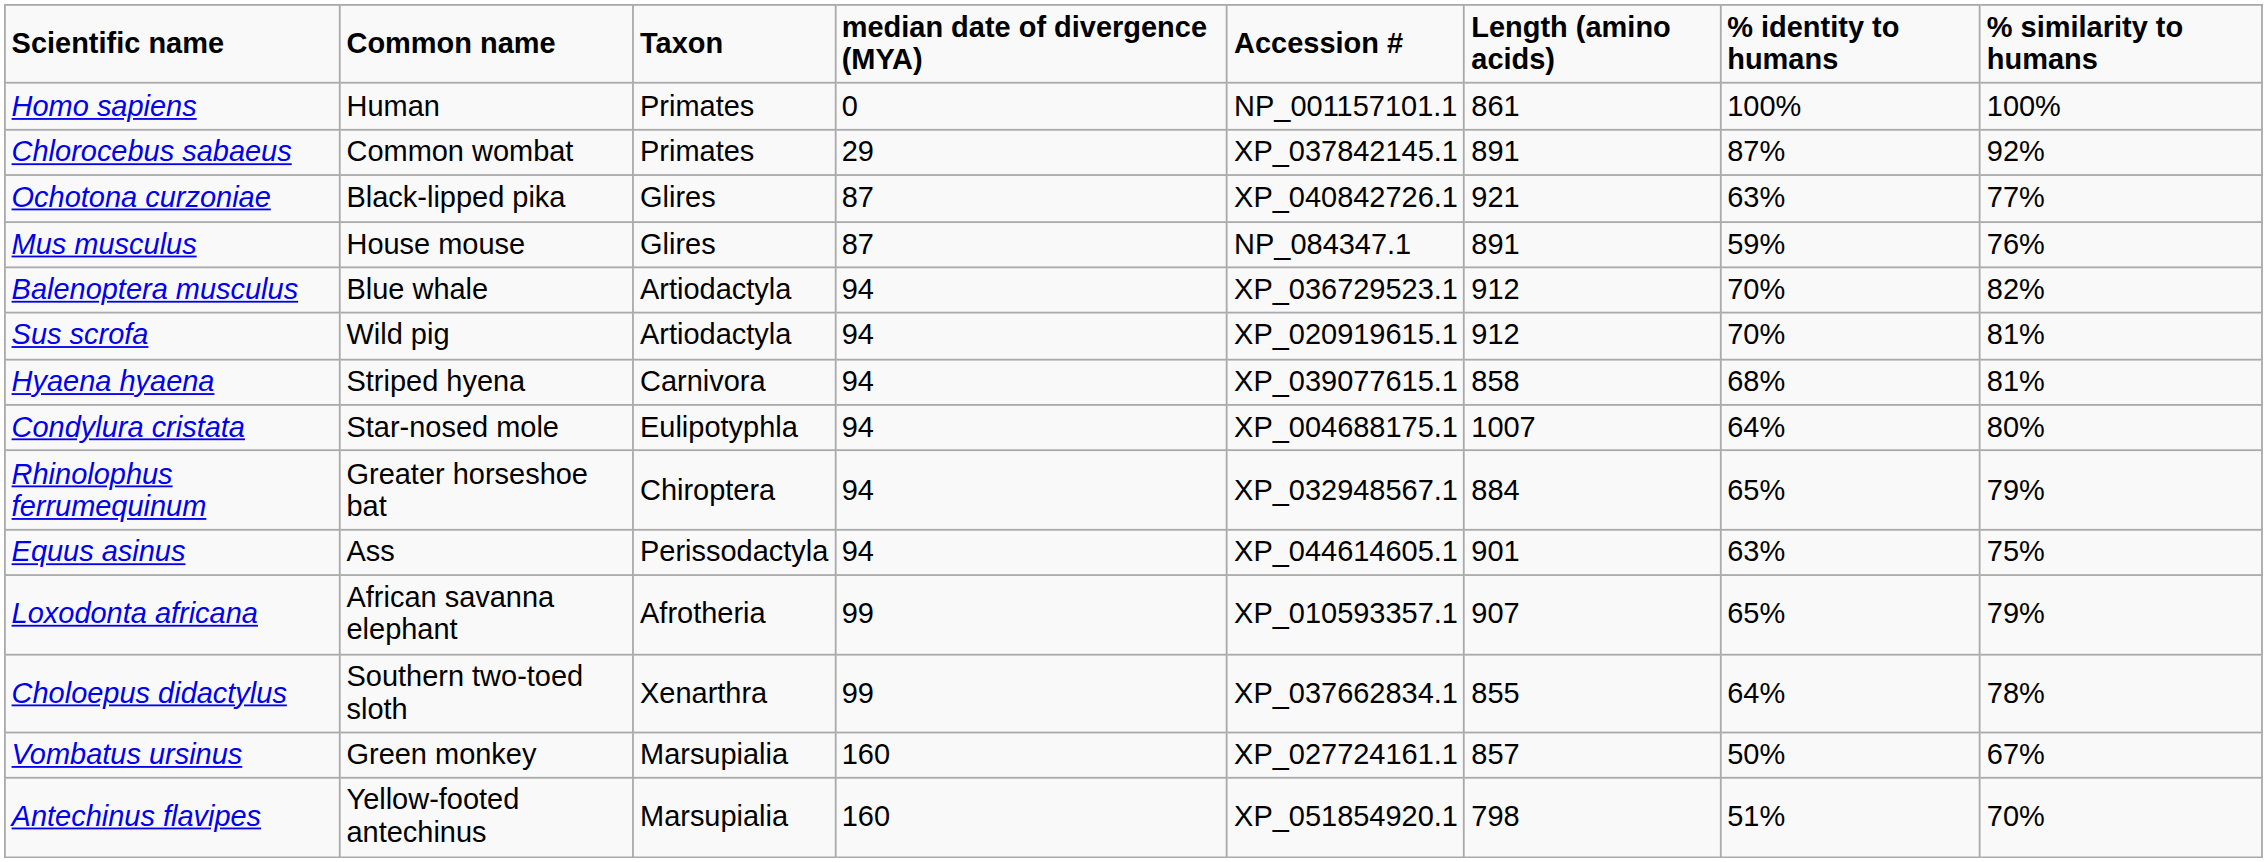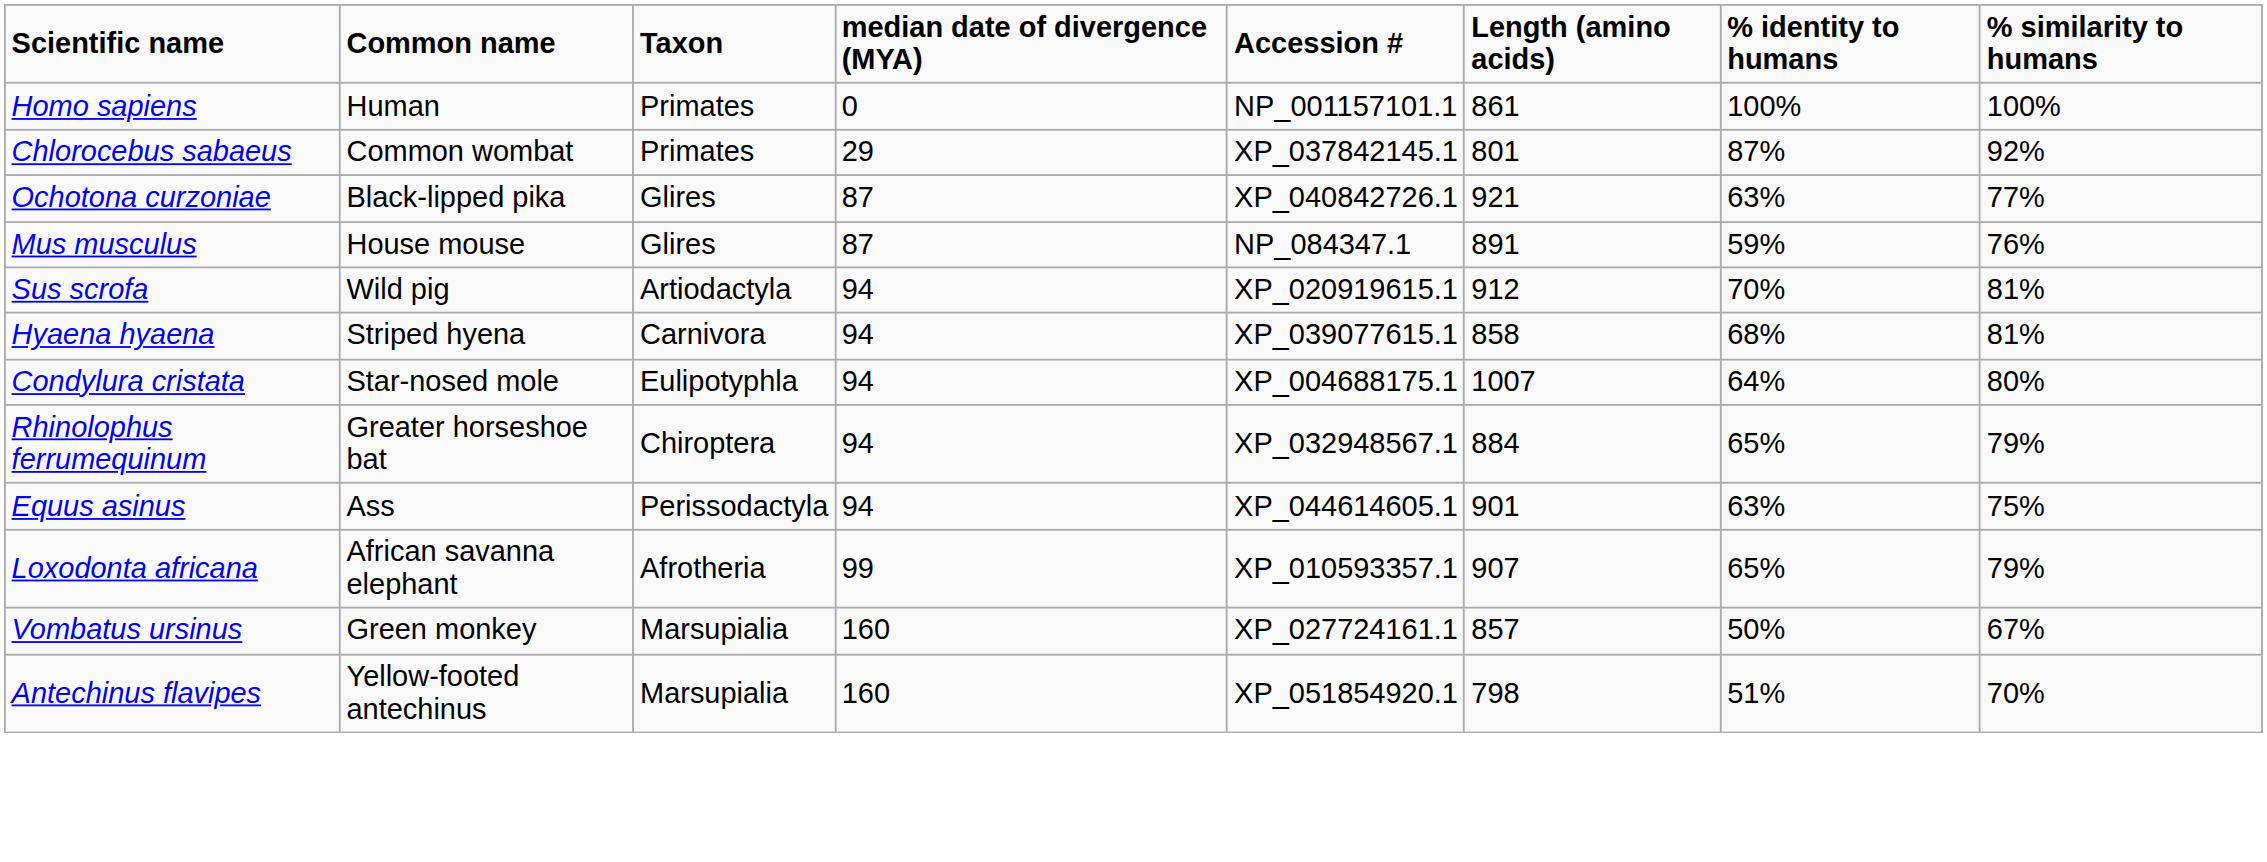(1495, 151) 891 -> (1495, 151) 801
- row: (155, 289)
- row: (149, 692)
